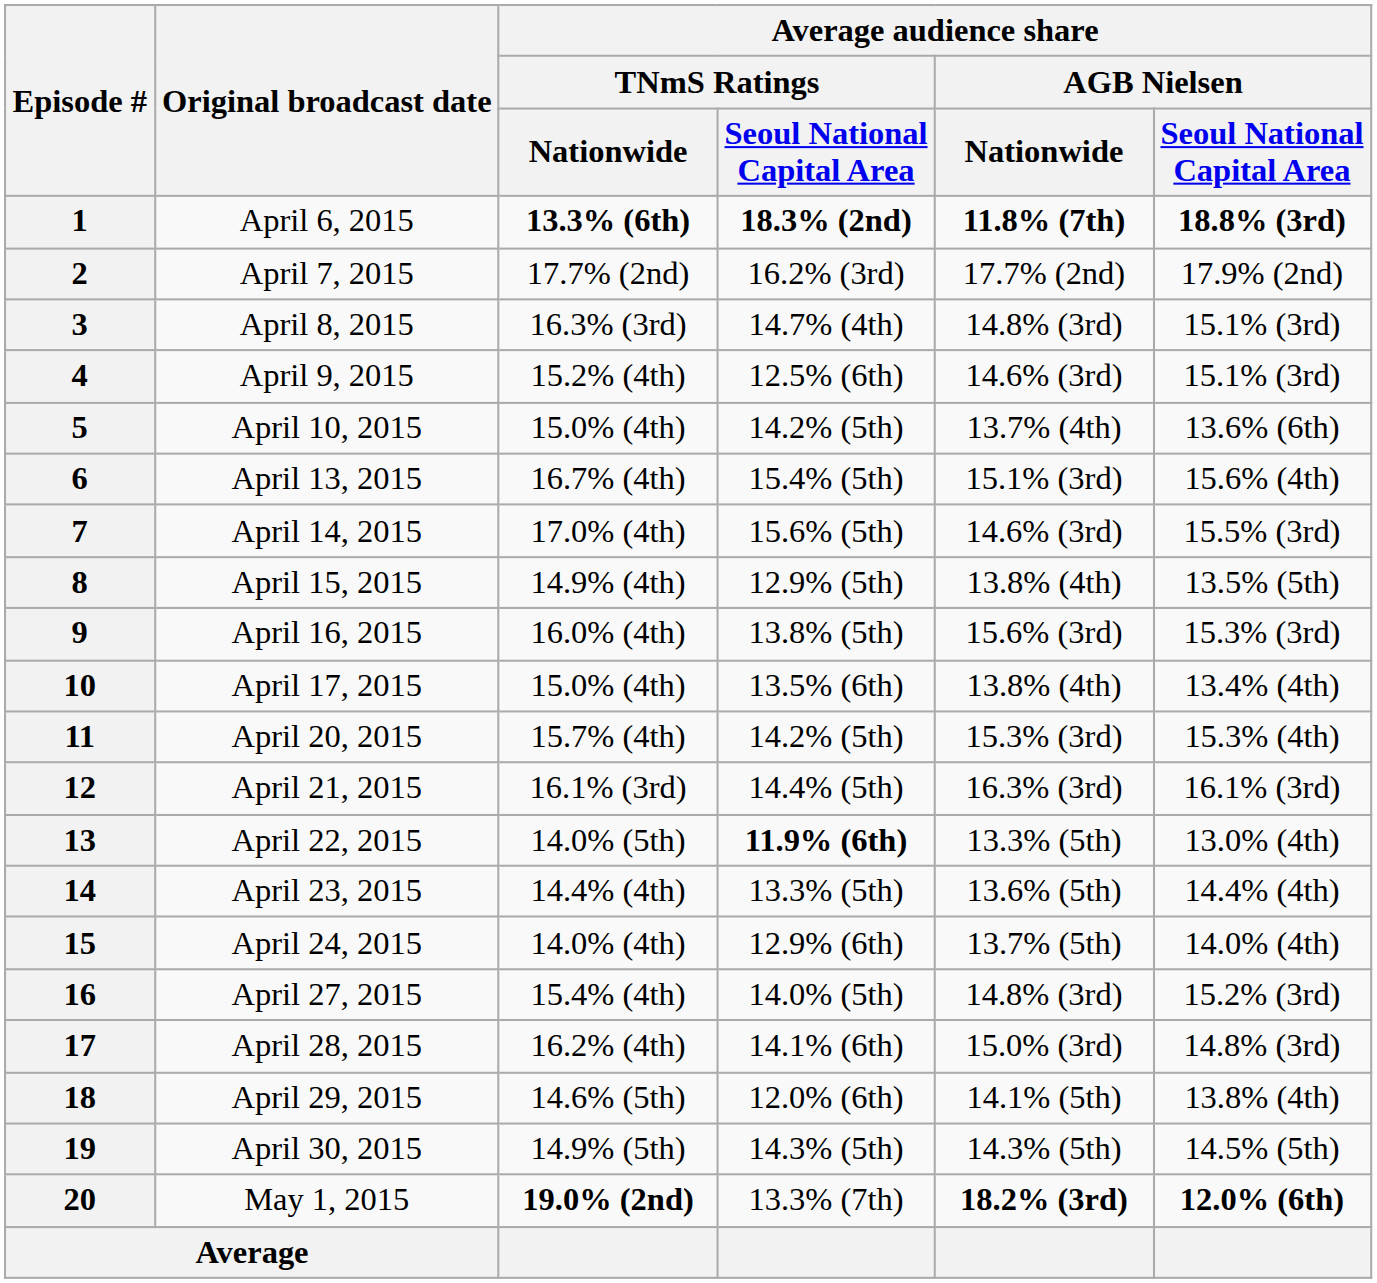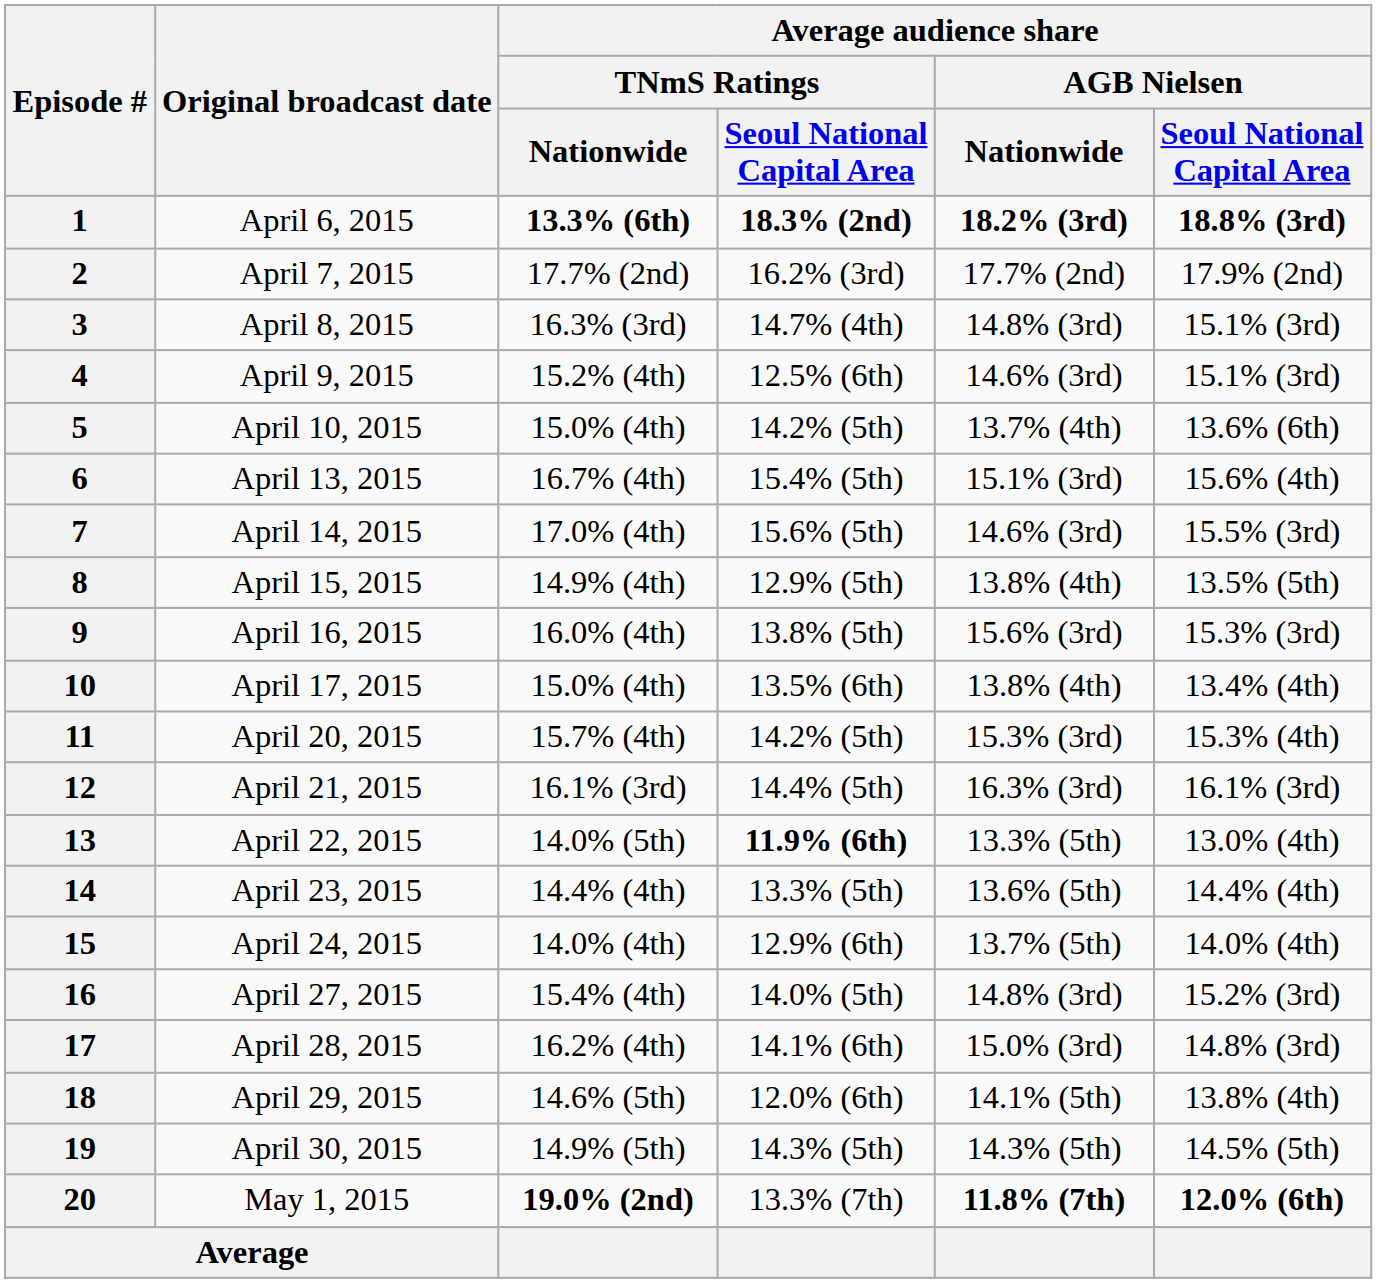(1044, 221) 11.8% (7th) -> (1044, 221) 18.2% (3rd)
(1044, 1200) 18.2% (3rd) -> (1044, 1200) 11.8% (7th)
